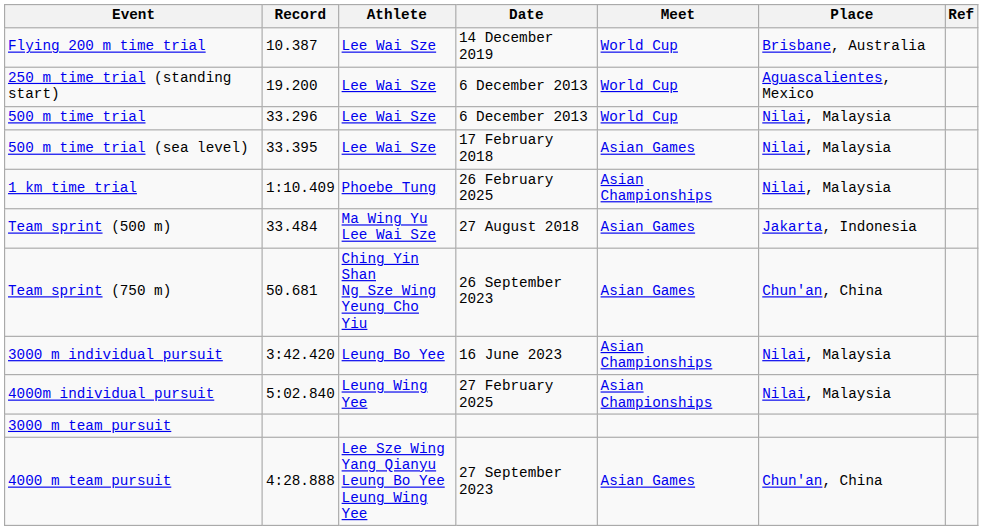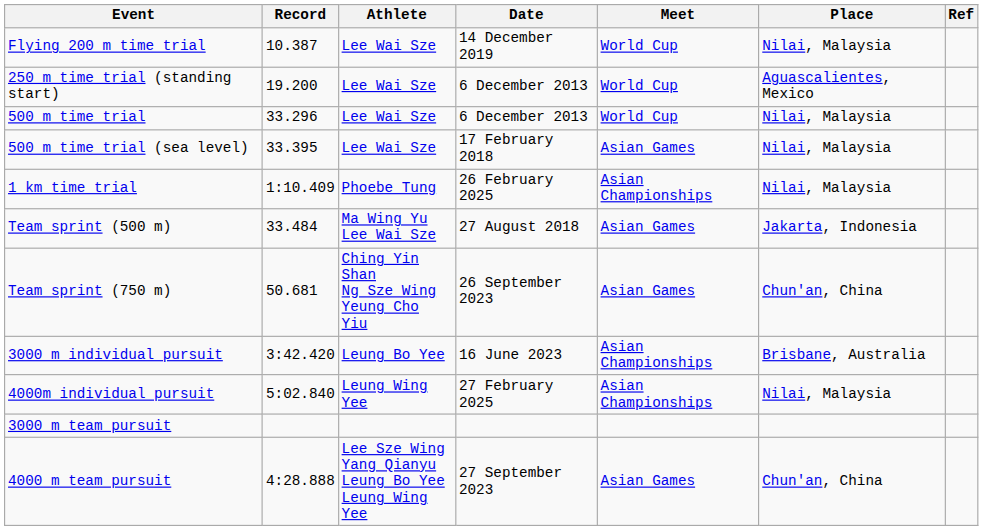(844, 48) Brisbane, Australia -> (827, 48) Nilai, Malaysia
(827, 356) Nilai, Malaysia -> (844, 356) Brisbane, Australia
